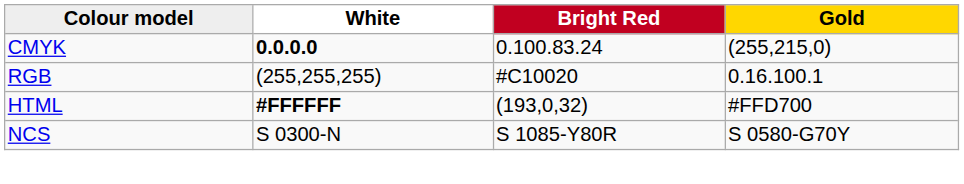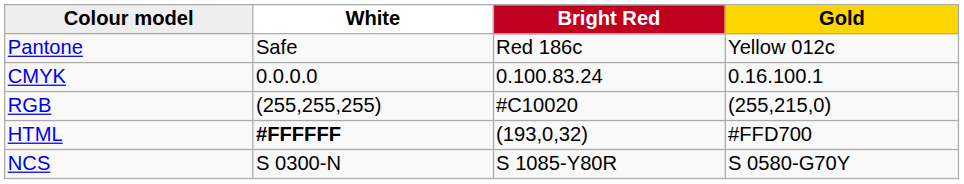+ row: (45, 47)
(287, 47) bold -> (287, 76) normal
(780, 47) (255,215,0) -> (776, 76) 0.16.100.1
(776, 76) 0.16.100.1 -> (780, 105) (255,215,0)
